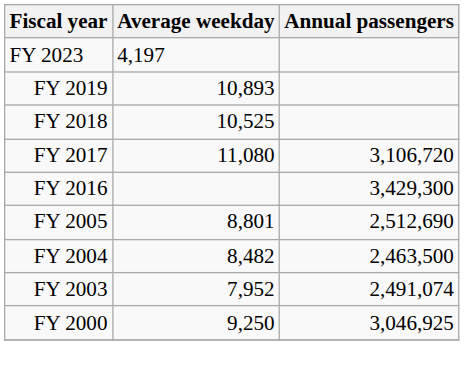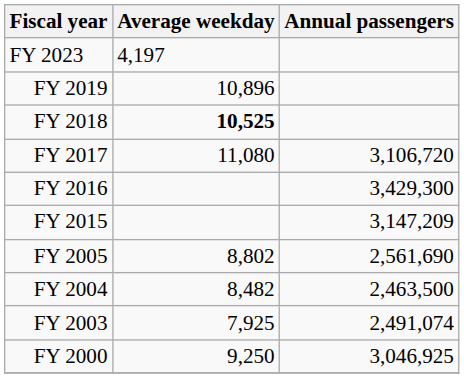(246, 88) 10,893 -> (246, 88) 10,896
(246, 121) normal -> (246, 121) bold
+ row: (71, 222)
(251, 222) 8,801 -> (251, 255) 8,802
(412, 222) 2,512,690 -> (412, 255) 2,561,690
(251, 289) 7,952 -> (251, 322) 7,925
